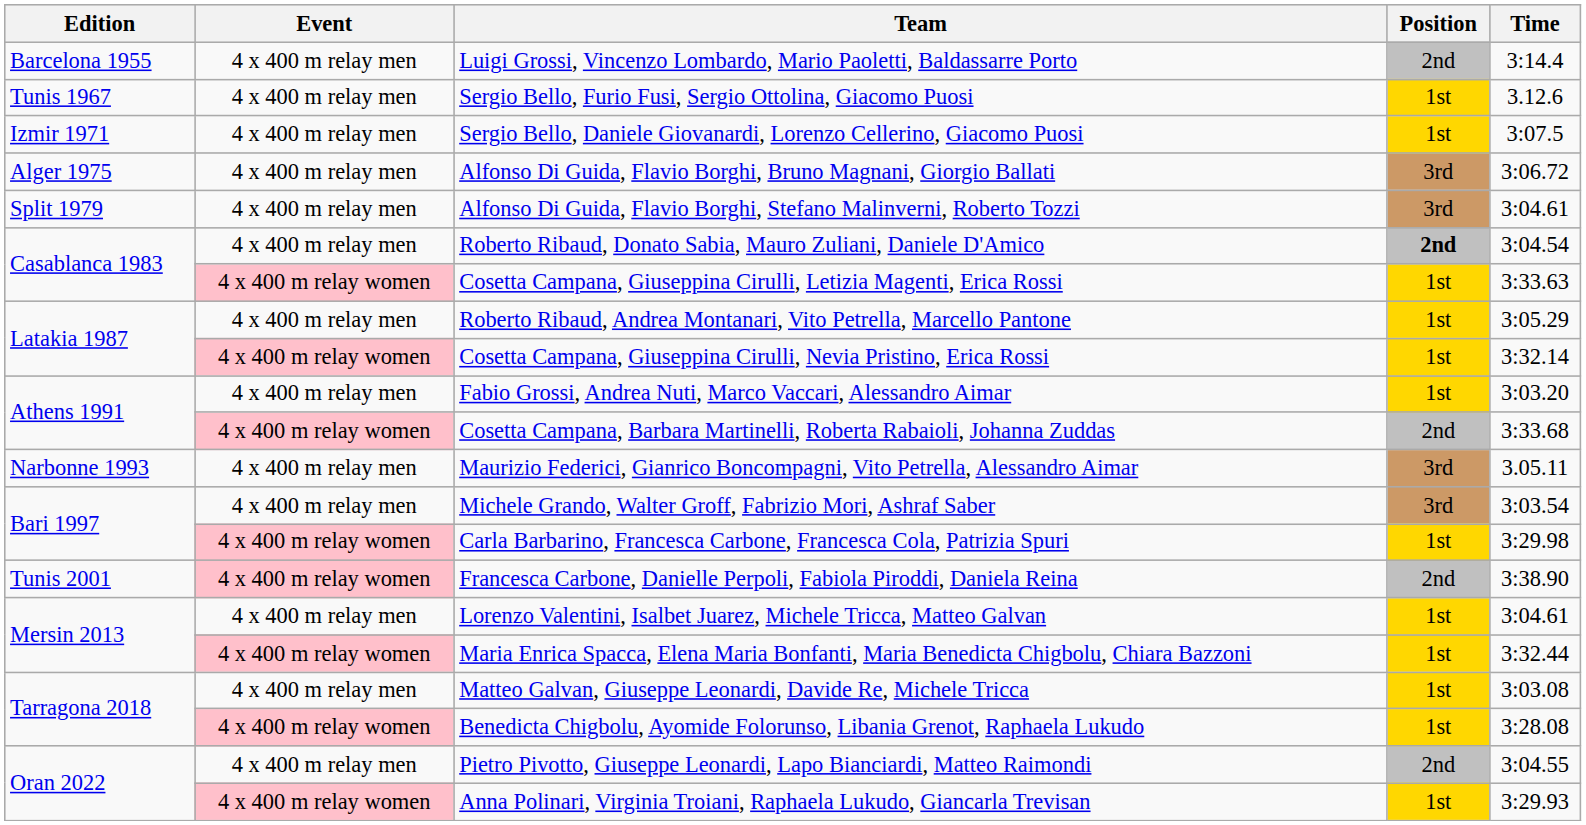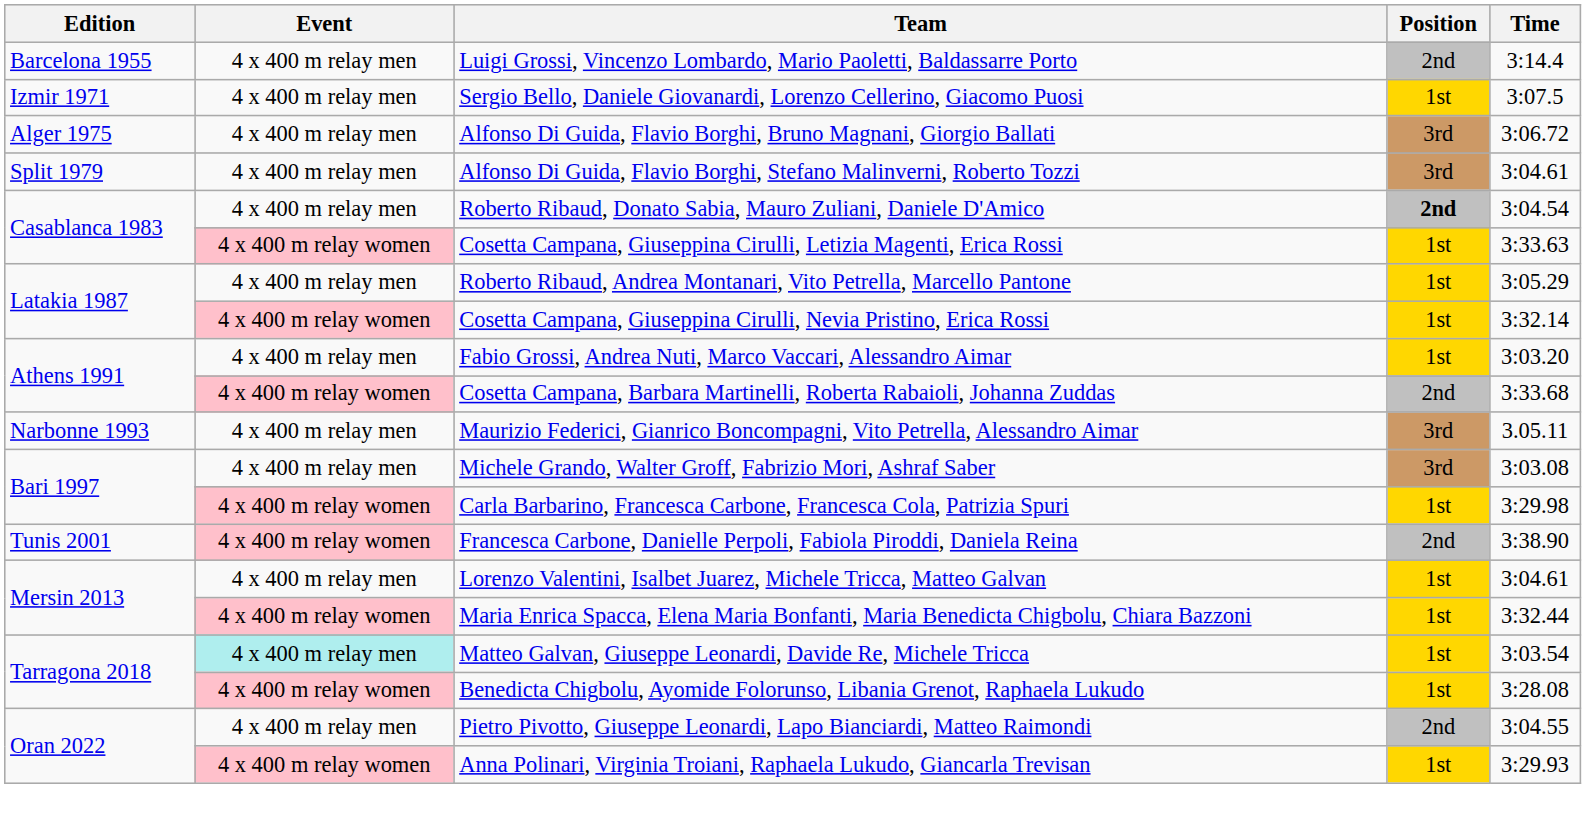- row: (716, 97)
(1535, 505) 3:03.54 -> (1535, 468) 3:03.08
(324, 690) no background -> (324, 653) paleturquoise background
(1535, 690) 3:03.08 -> (1535, 653) 3:03.54
